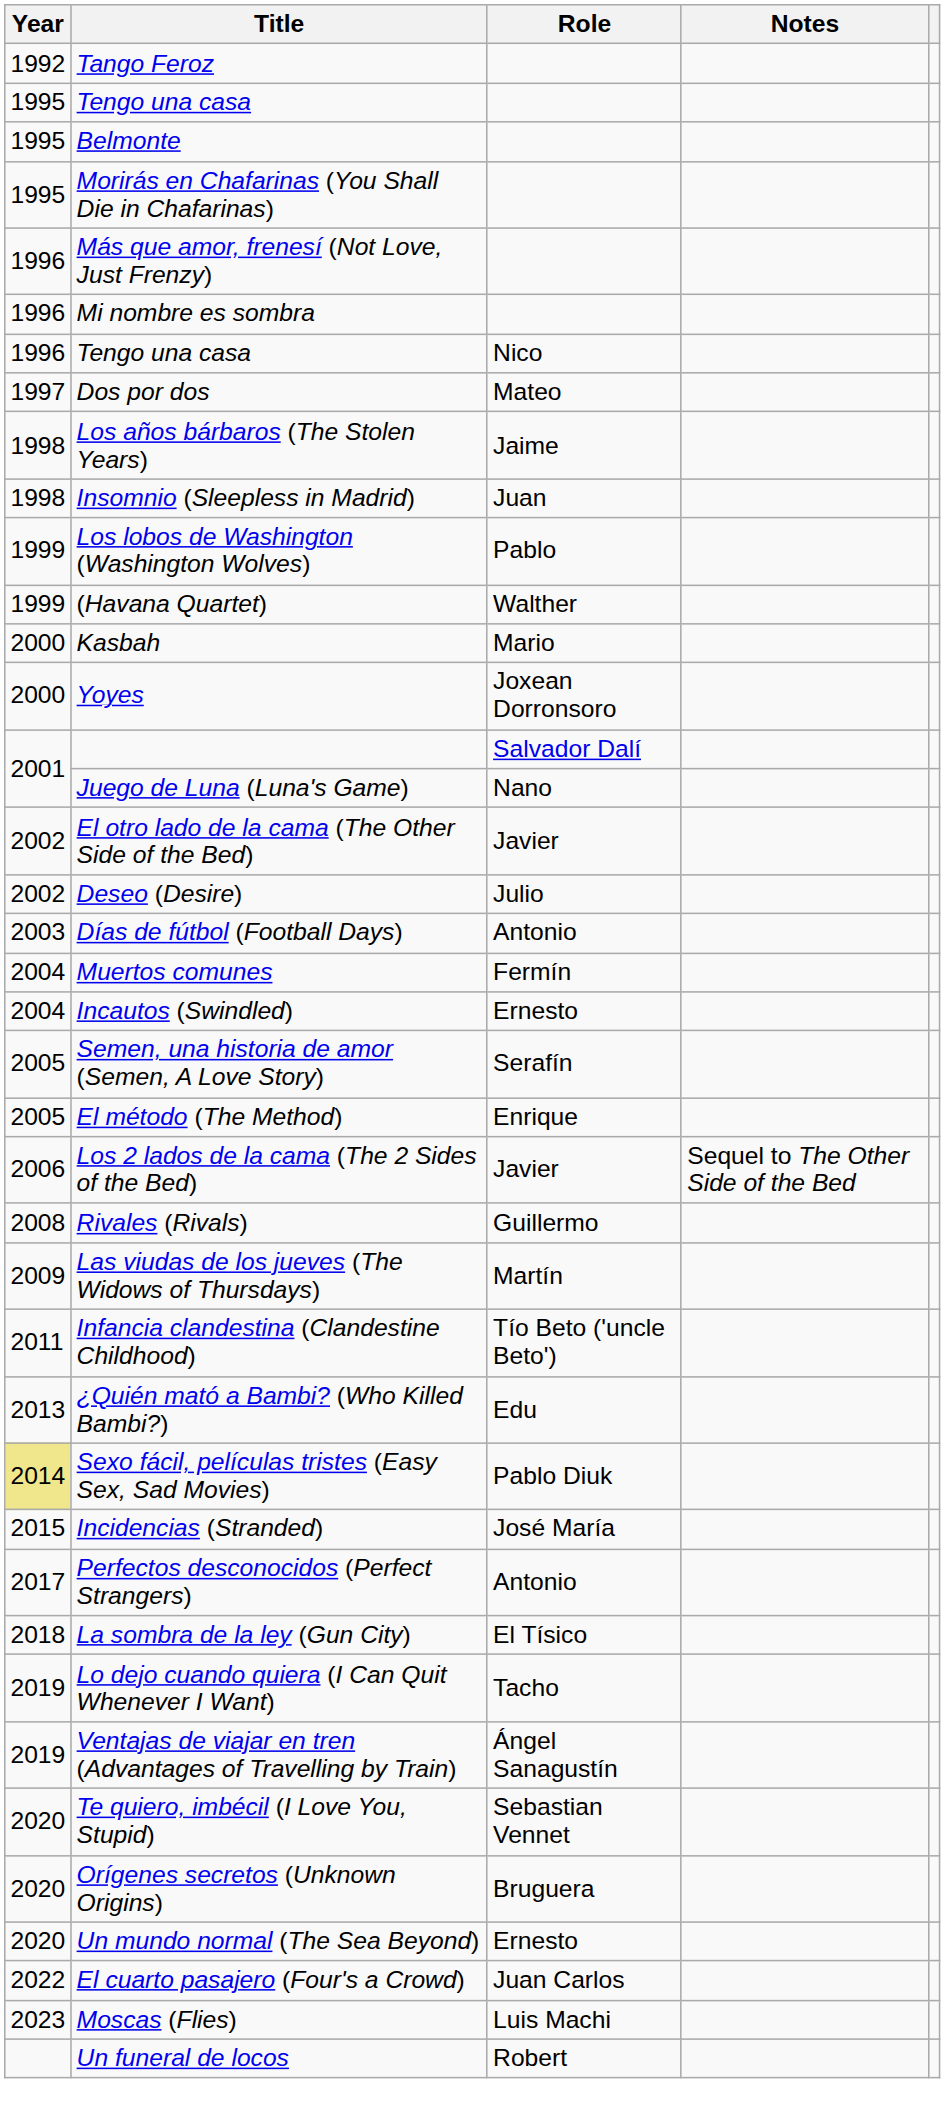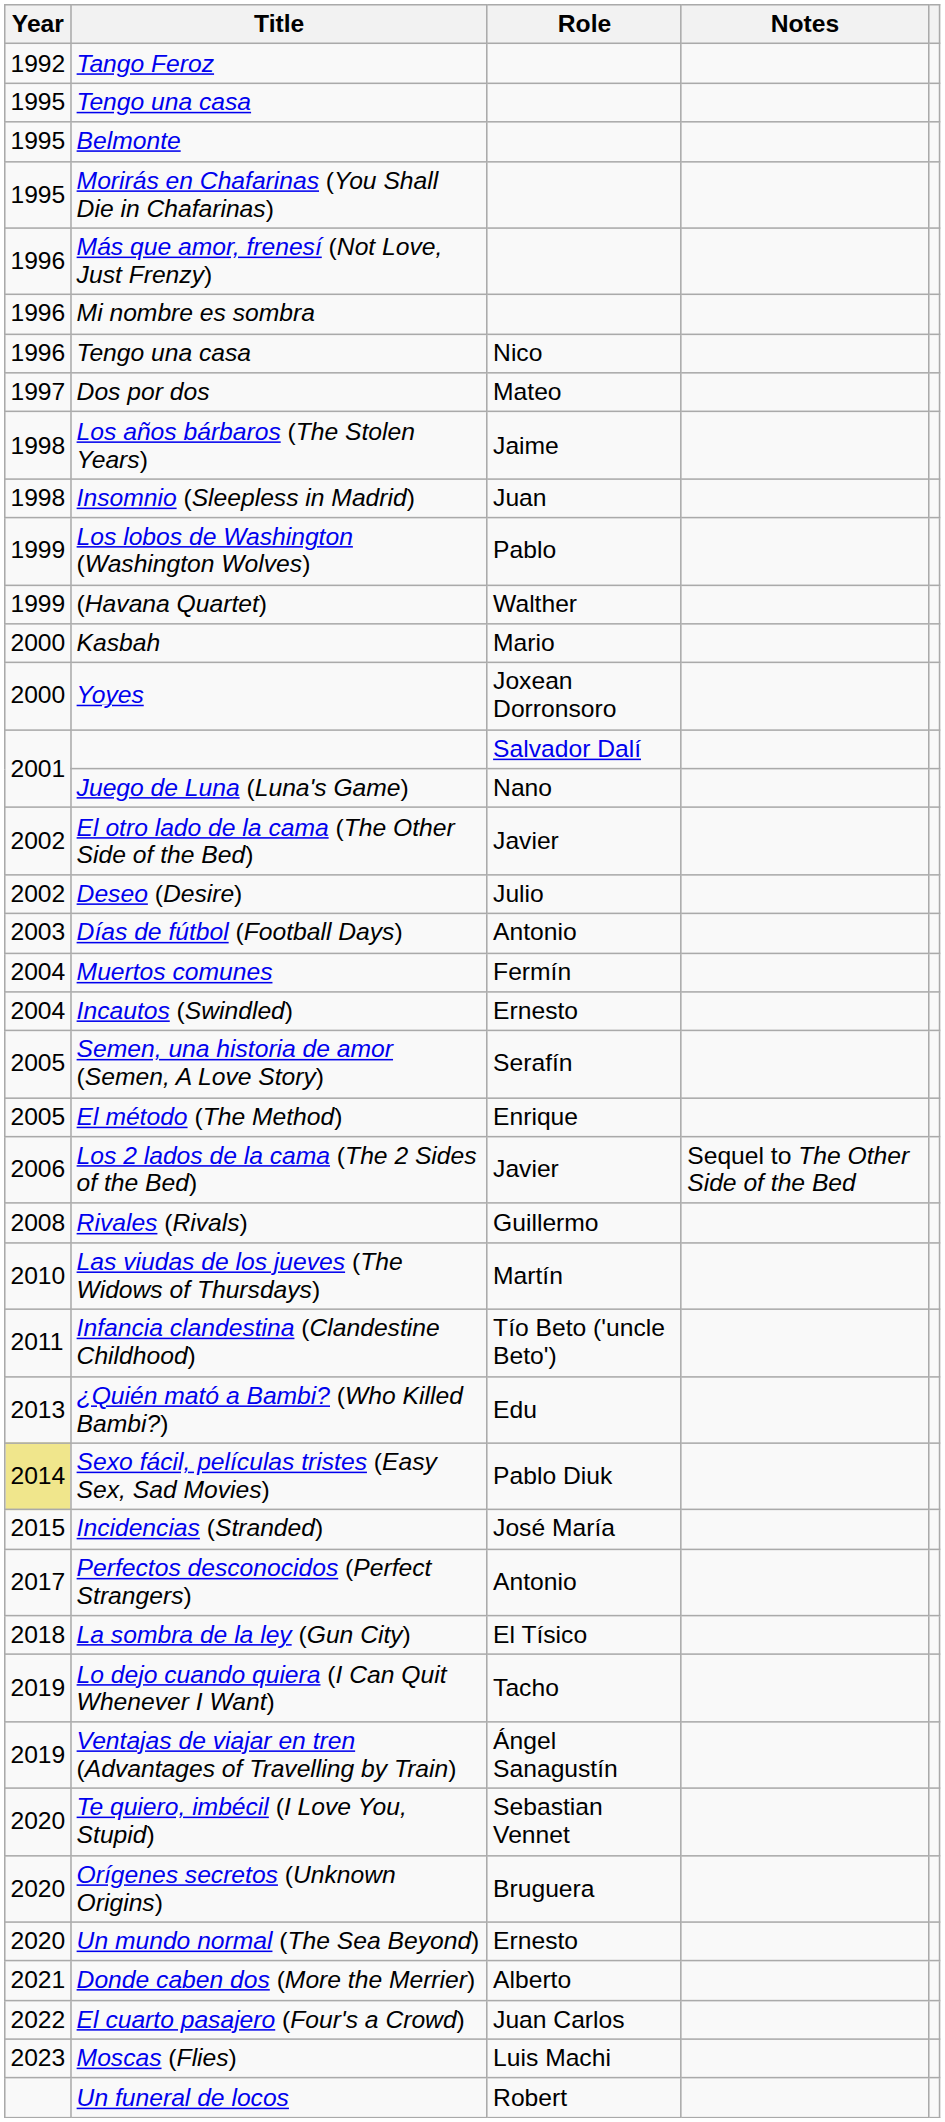(38, 1275) 2009 -> (38, 1275) 2010
+ row: (276, 1980)
